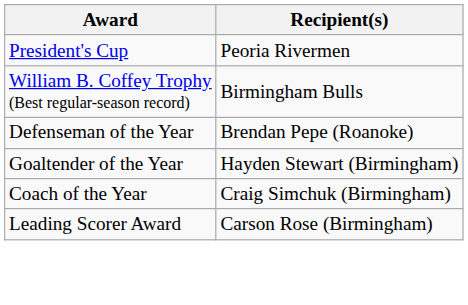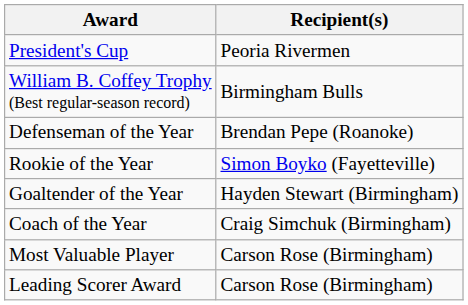+ row: (81, 163)
+ row: (92, 254)
